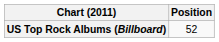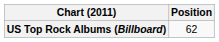(191, 29) 52 -> (191, 29) 62
